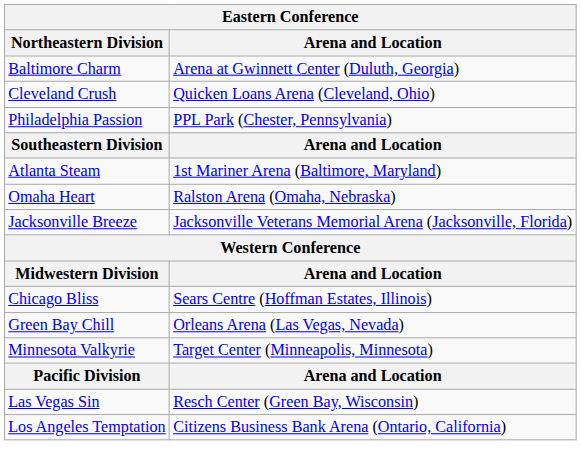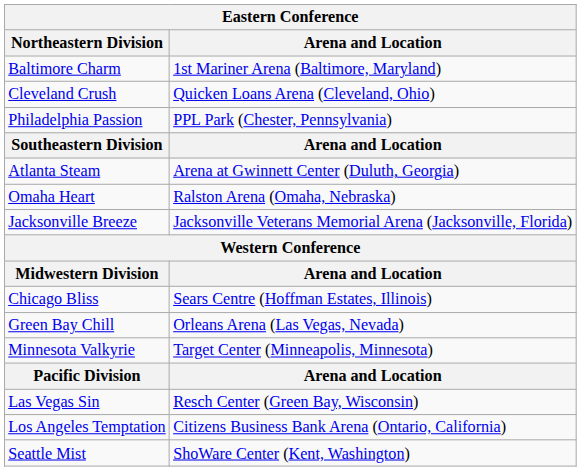(316, 68) Arena at Gwinnett Center (Duluth, Georgia) -> (307, 68) 1st Mariner Arena (Baltimore, Maryland)
(307, 171) 1st Mariner Arena (Baltimore, Maryland) -> (316, 171) Arena at Gwinnett Center (Duluth, Georgia)
+ row: (47, 453)
